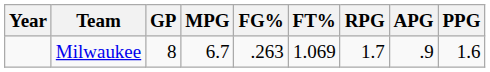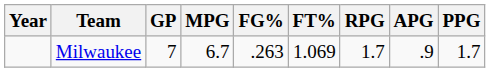(172, 51) 8 -> (172, 51) 7
(469, 51) 1.6 -> (469, 51) 1.7
